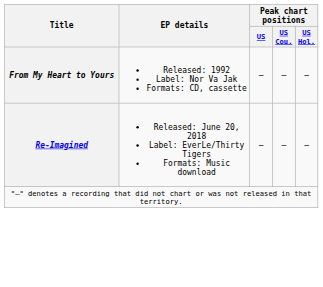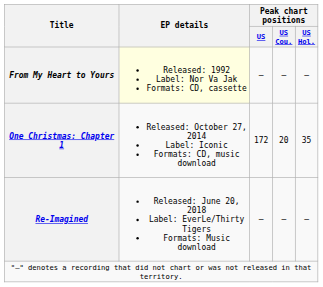(184, 80) no background -> (184, 80) lightyellow background
+ row: (62, 140)
